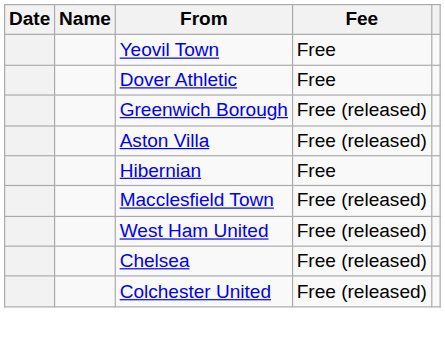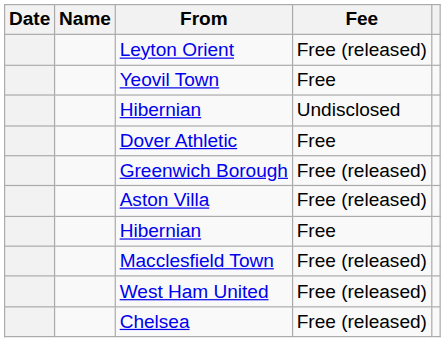+ row: (177, 49)
+ row: (160, 110)
- row: (195, 291)
